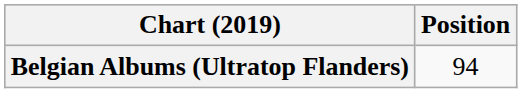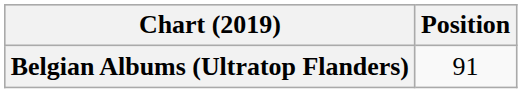(466, 66) 94 -> (466, 66) 91
